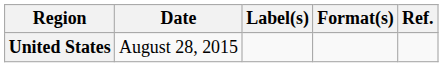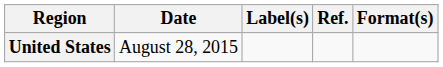columns swapped: (356, 18) <-> (418, 18)
